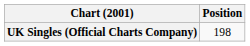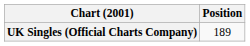(222, 31) 198 -> (222, 31) 189
